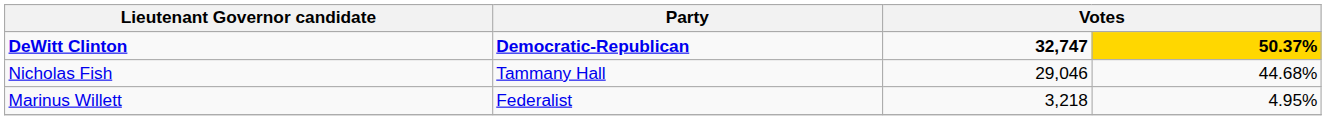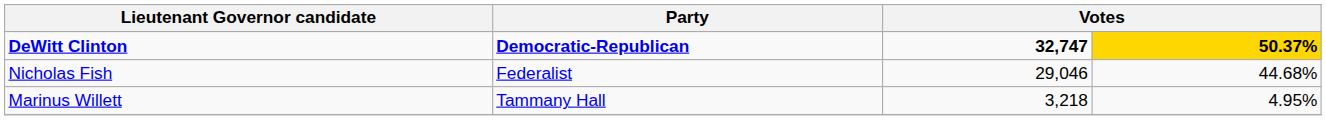(551, 73) Tammany Hall -> (534, 73) Federalist
(534, 100) Federalist -> (551, 100) Tammany Hall
